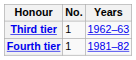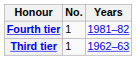rows swapped: (34, 30) <-> (34, 47)
